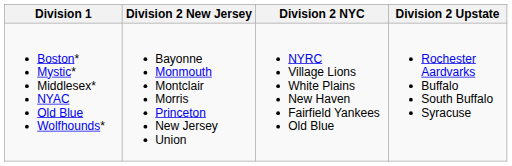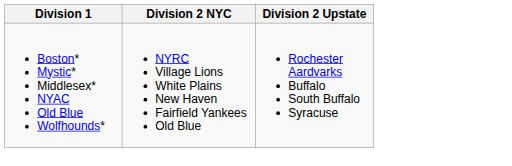- column: (189, 14)
